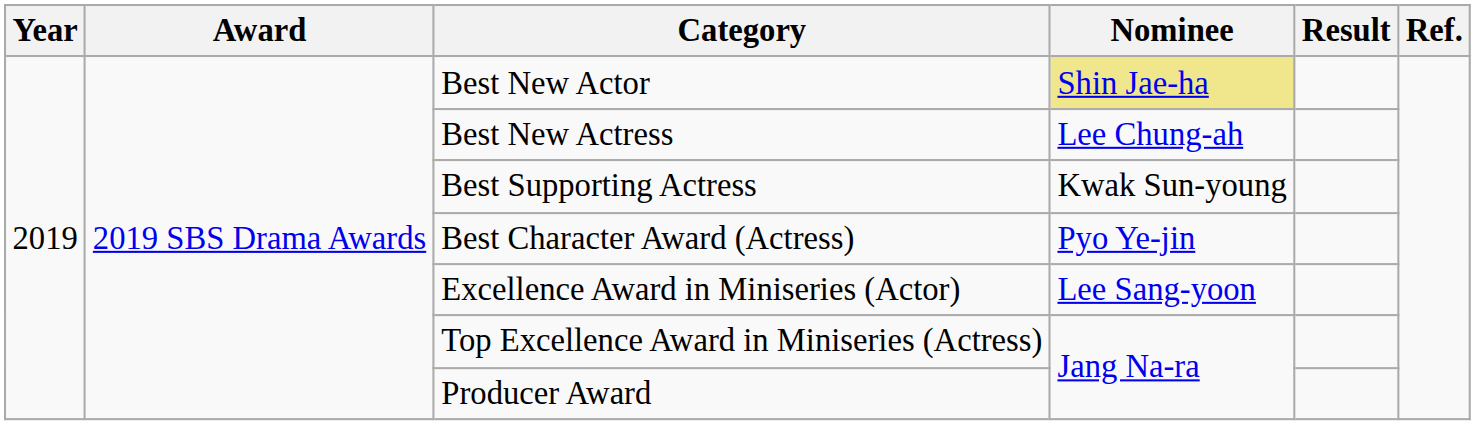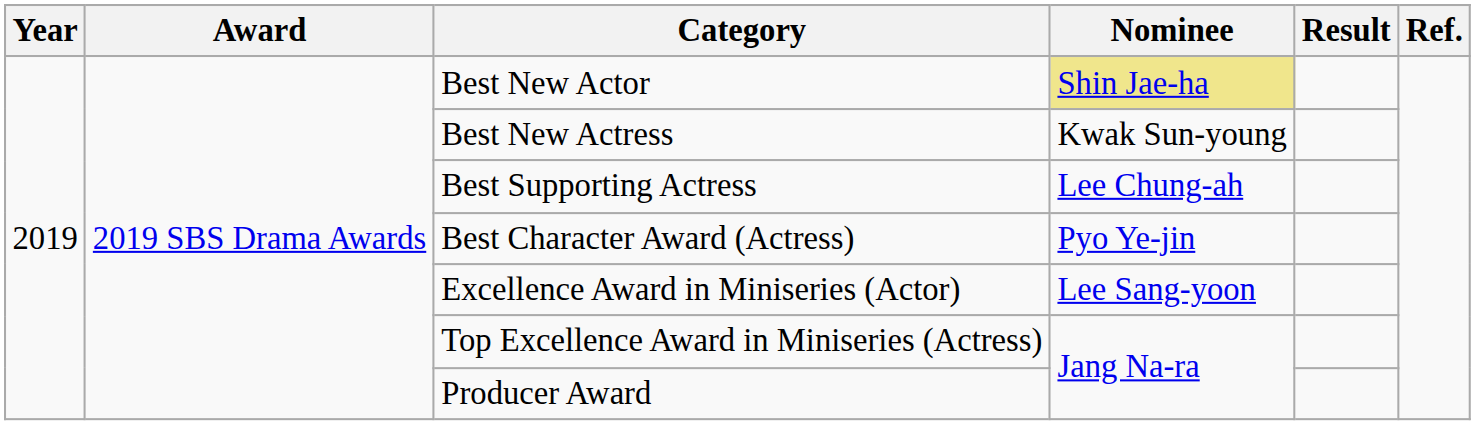(1150, 133) Lee Chung-ah -> (1172, 133) Kwak Sun-young
(1172, 185) Kwak Sun-young -> (1150, 185) Lee Chung-ah
